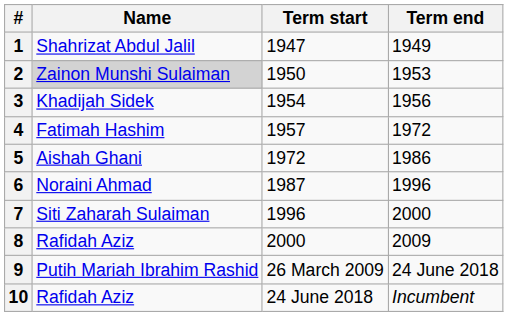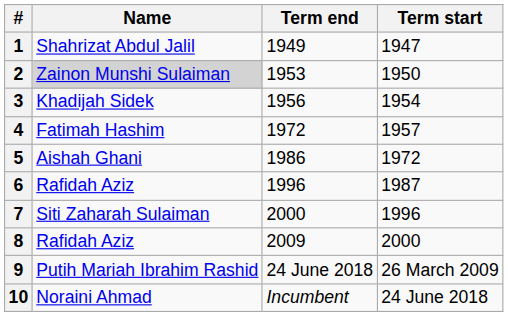columns swapped: (325, 18) <-> (445, 18)
(94, 185) Noraini Ahmad -> (85, 185) Rafidah Aziz
(85, 297) Rafidah Aziz -> (94, 297) Noraini Ahmad
